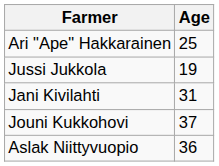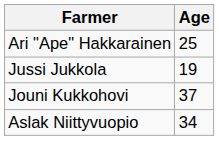- row: (54, 95)
(188, 148) 36 -> (188, 122) 34
